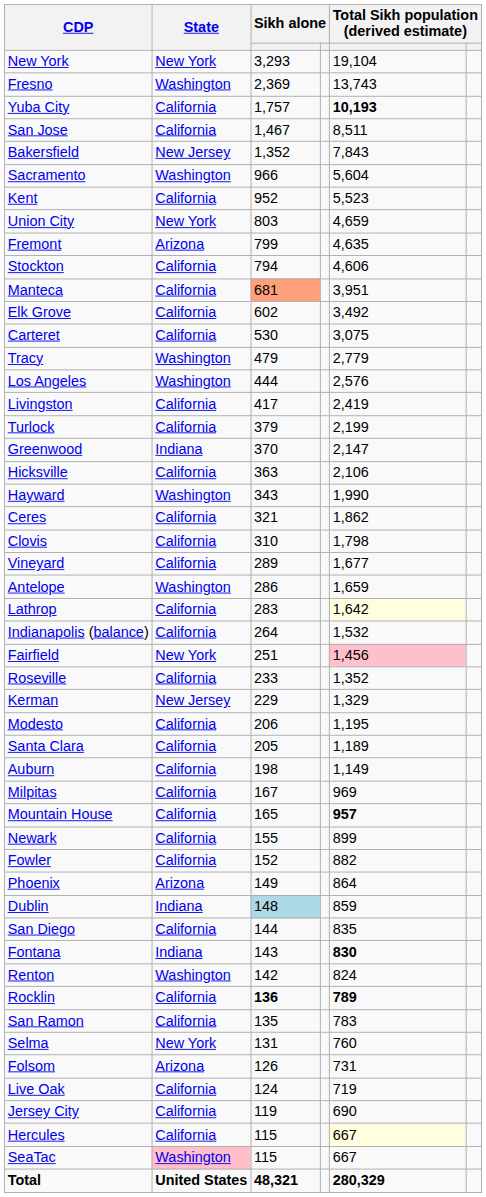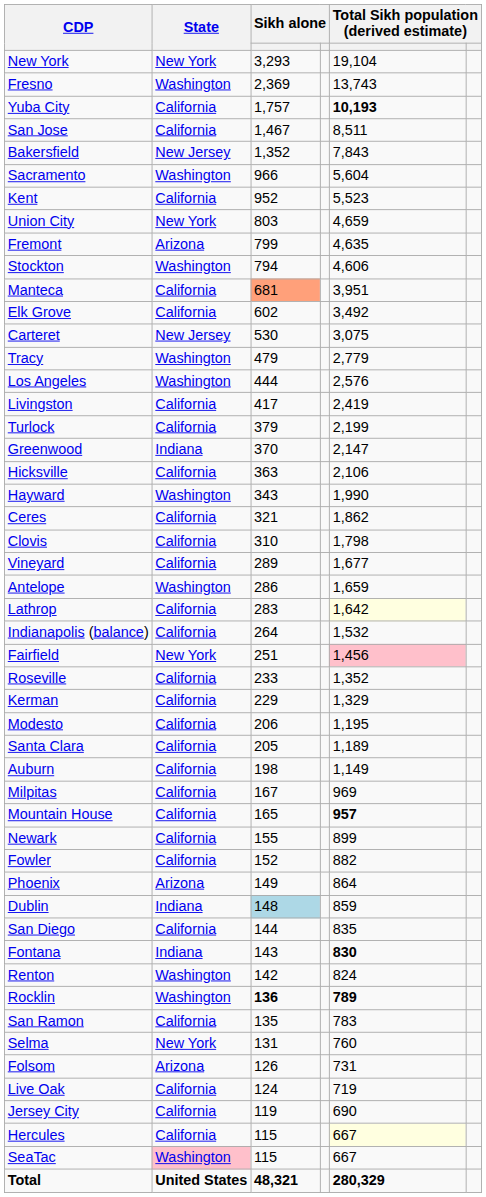(186, 267) California -> (193, 267) Washington
(186, 335) California -> (193, 335) New Jersey
(193, 701) New Jersey -> (186, 701) California
(186, 997) California -> (193, 997) Washington
